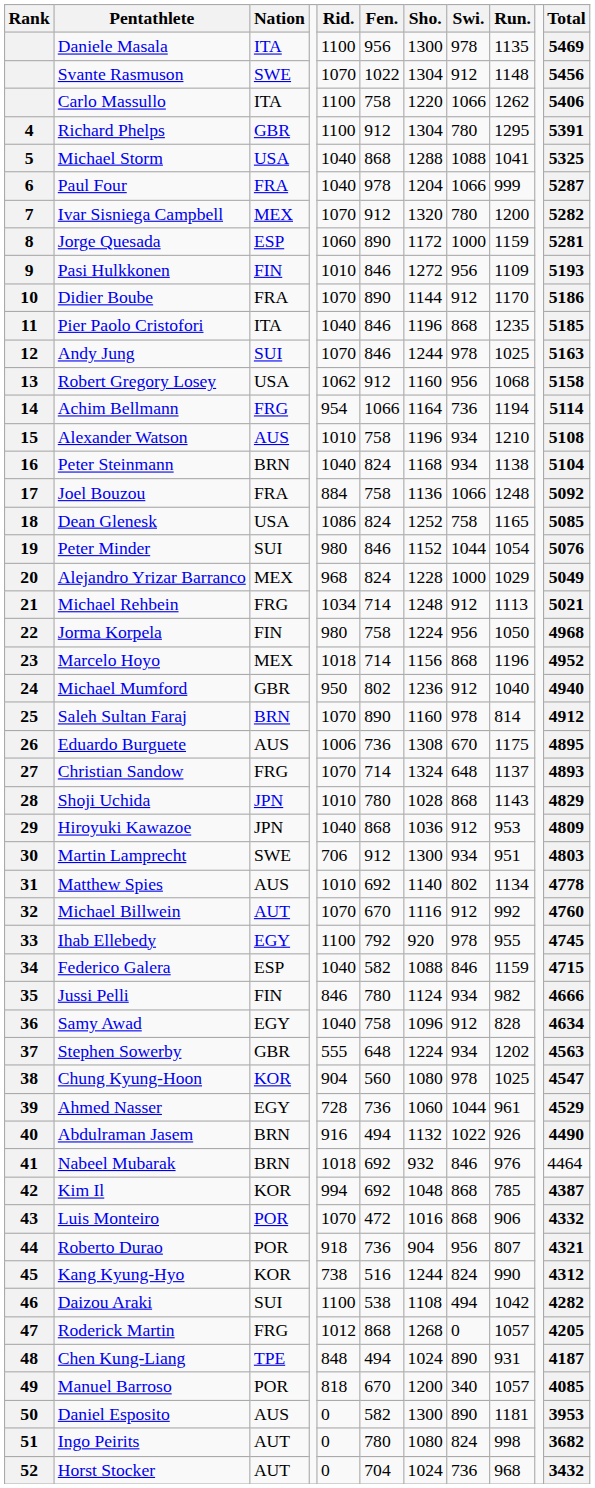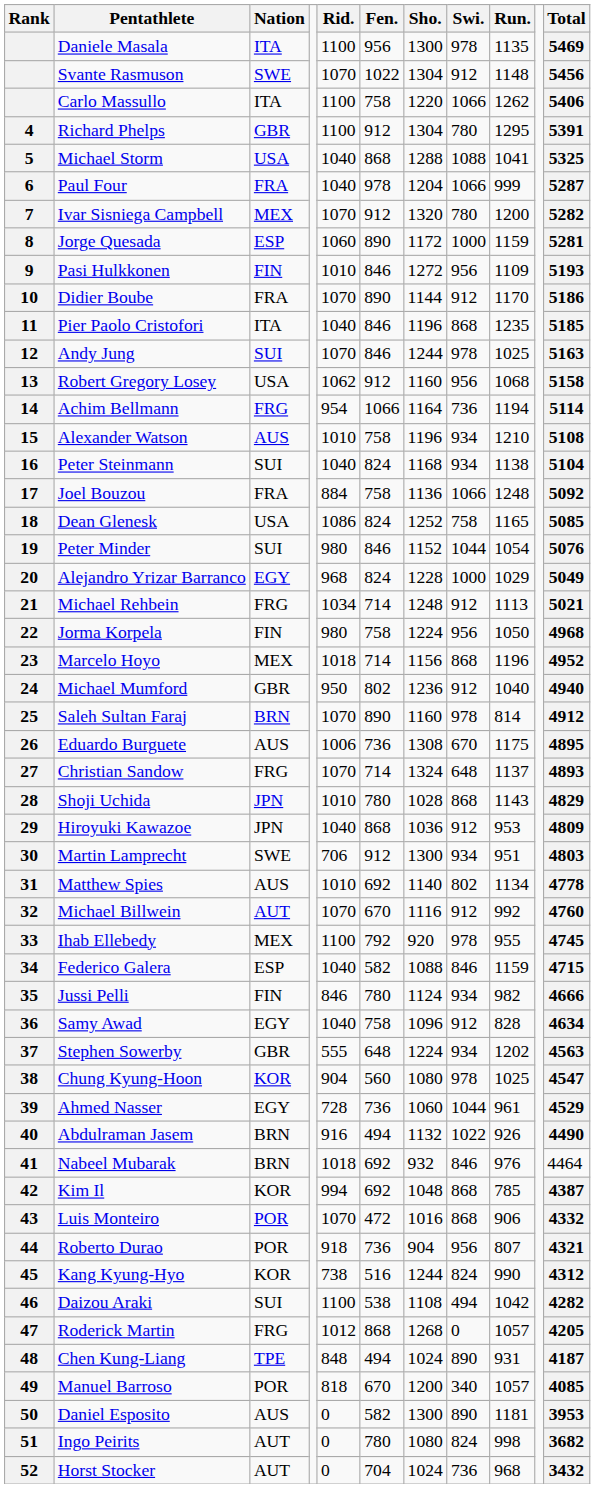(272, 465) BRN -> (268, 465) SUI
(273, 576) MEX -> (272, 576) EGY
(272, 939) EGY -> (273, 939) MEX
